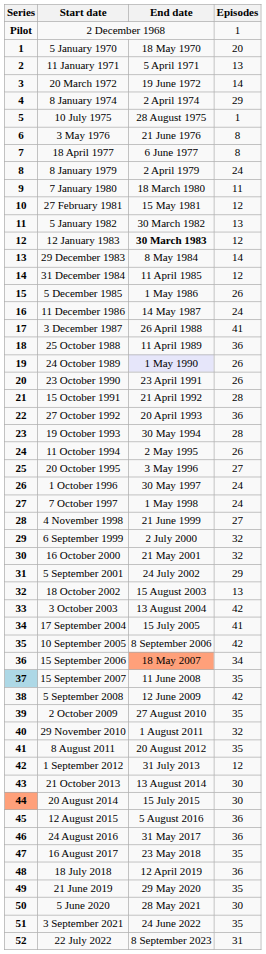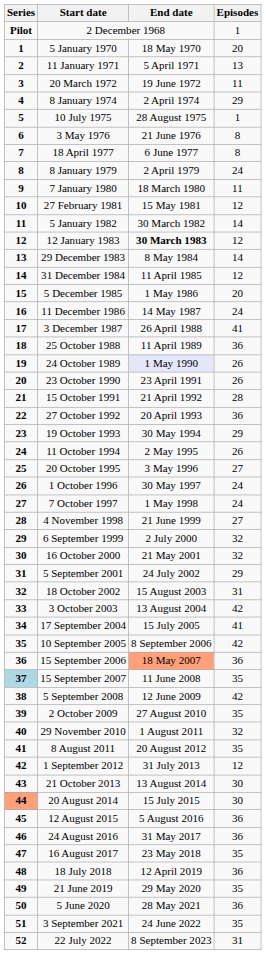(237, 83) 14 -> (237, 83) 11
(237, 223) 13 -> (237, 223) 14
(237, 293) 26 -> (237, 293) 20
(237, 433) 28 -> (237, 433) 29
(237, 591) 13 -> (237, 591) 31
(237, 661) 34 -> (237, 661) 36
(237, 906) 30 -> (237, 906) 36
